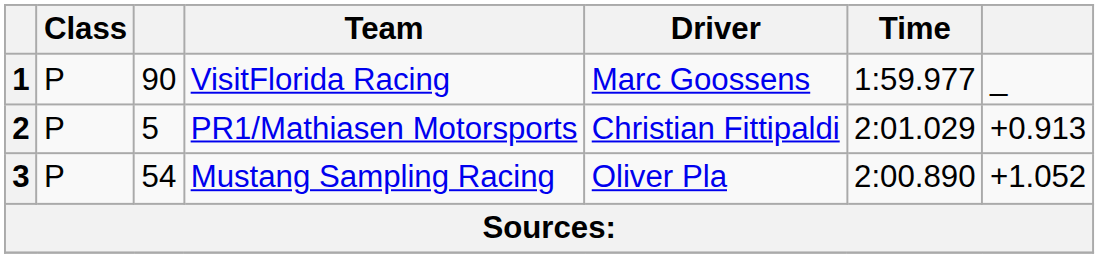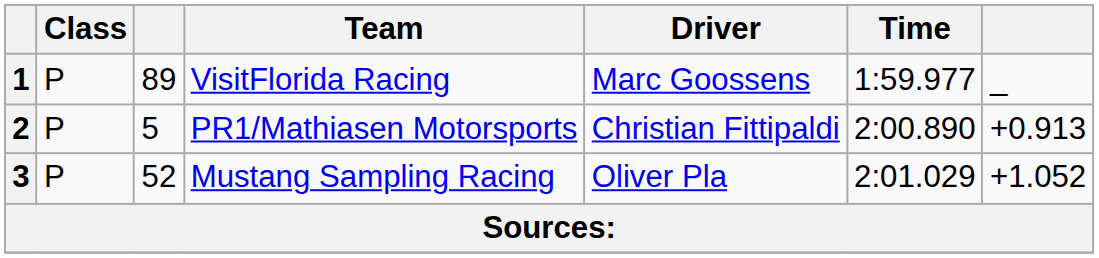(159, 78) 90 -> (159, 78) 89
(915, 128) 2:01.029 -> (915, 128) 2:00.890
(159, 177) 54 -> (159, 177) 52
(915, 177) 2:00.890 -> (915, 177) 2:01.029
